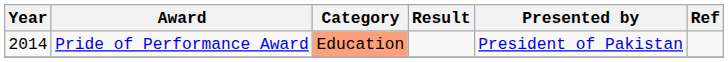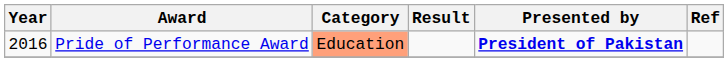(28, 44) 2014 -> (28, 44) 2016
(581, 44) normal -> (581, 44) bold
